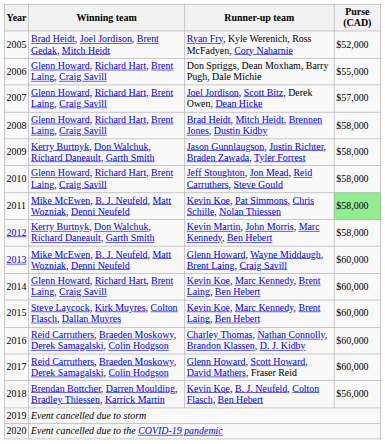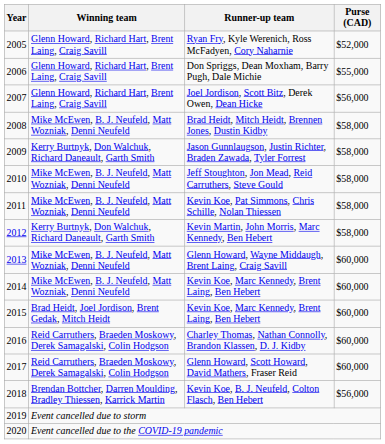(95, 44) Brad Heidt, Joel Jordison, Brent Gedak, Mitch Heidt -> (102, 44) Glenn Howard, Richard Hart, Brent Laing, Craig Savill
(352, 98) $57,000 -> (352, 98) $56,000
(102, 125) Glenn Howard, Richard Hart, Brent Laing, Craig Savill -> (101, 125) Mike McEwen, B. J. Neufeld, Matt Wozniak, Denni Neufeld
(102, 179) Glenn Howard, Richard Hart, Brent Laing, Craig Savill -> (101, 179) Mike McEwen, B. J. Neufeld, Matt Wozniak, Denni Neufeld
(352, 206) lightgreen background -> (352, 206) no background
(102, 286) Glenn Howard, Richard Hart, Brent Laing, Craig Savill -> (101, 286) Mike McEwen, B. J. Neufeld, Matt Wozniak, Denni Neufeld
(104, 313) Steve Laycock, Kirk Muyres, Colton Flasch, Dallan Muyres -> (95, 313) Brad Heidt, Joel Jordison, Brent Gedak, Mitch Heidt
